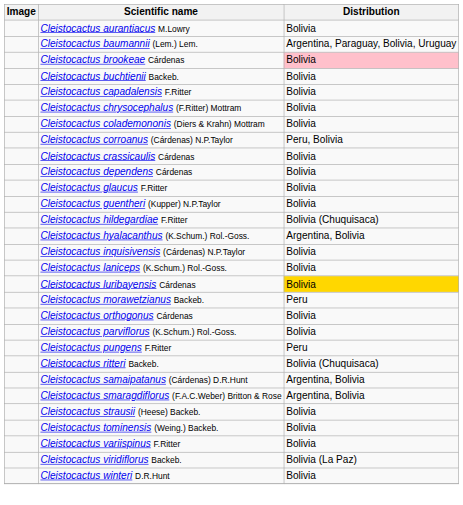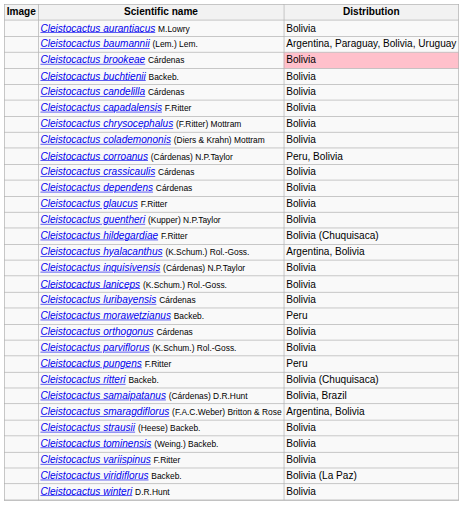+ row: (112, 92)
(301, 284) gold background -> (301, 300) no background
(325, 380) Argentina, Bolivia -> (316, 396) Bolivia, Brazil
